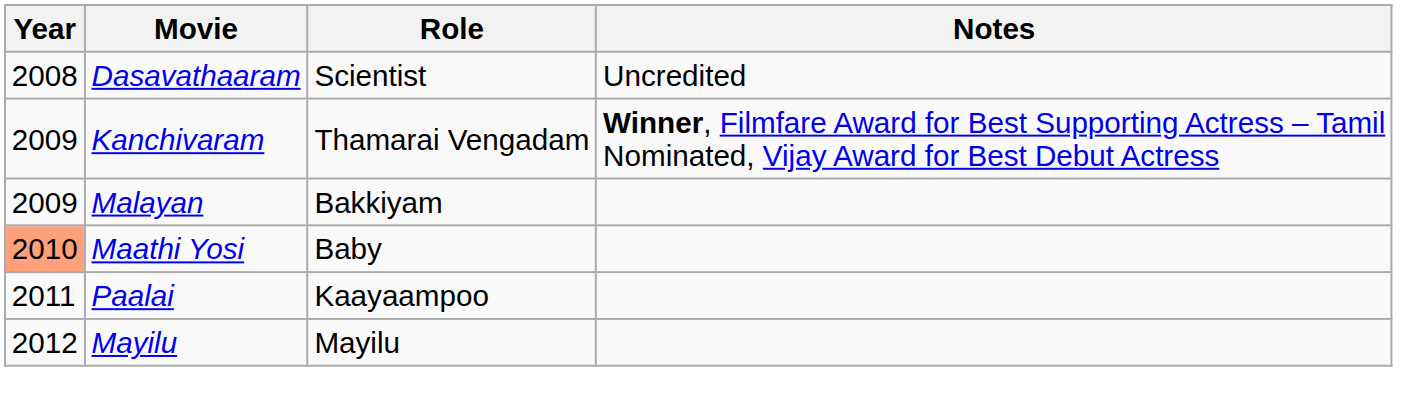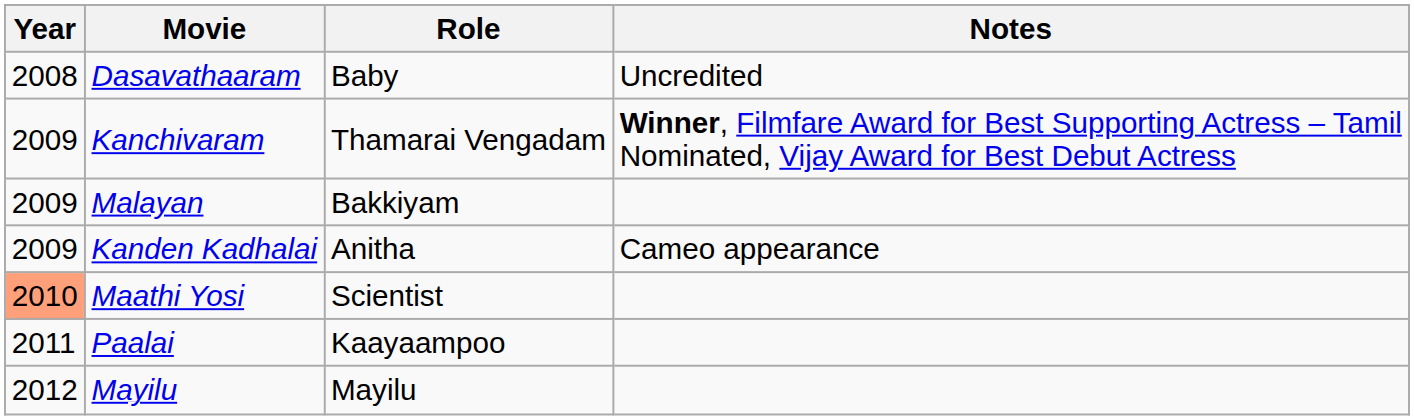(370, 76) Scientist -> (365, 76) Baby
+ row: (204, 249)
(348, 249) Baby -> (387, 296) Scientist
